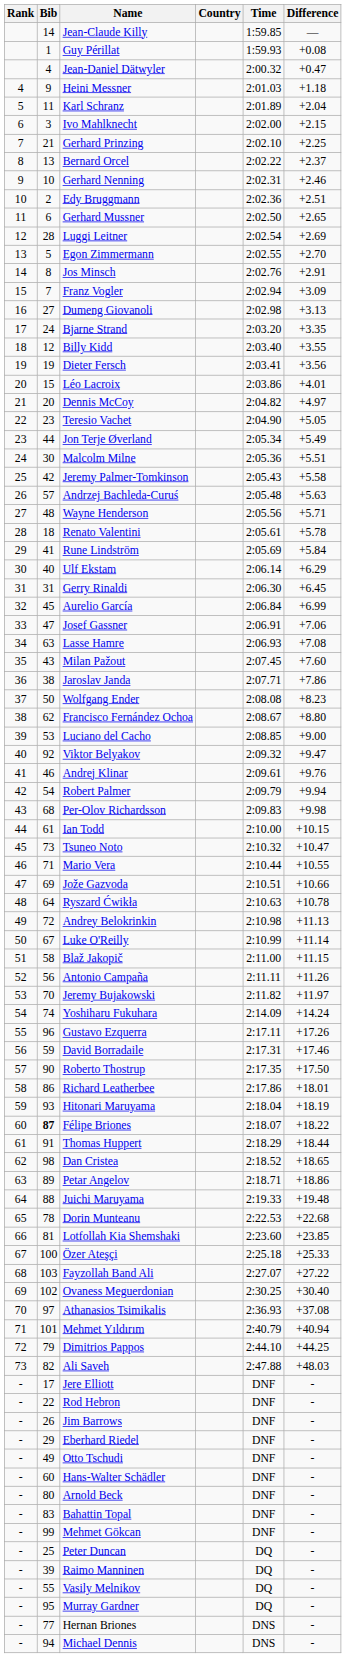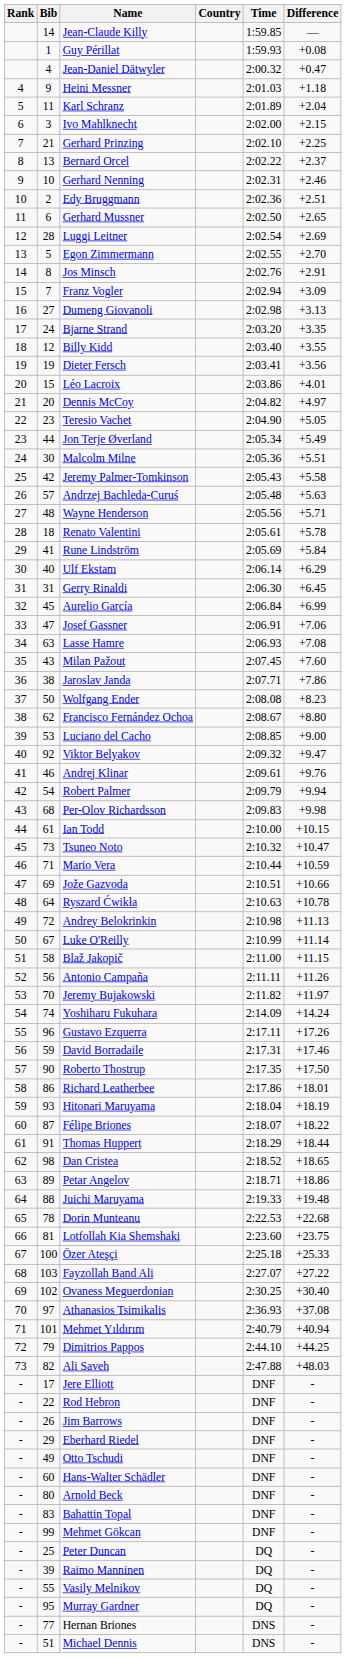(313, 865) +10.55 -> (313, 865) +10.59
(48, 1125) bold -> (48, 1125) normal
(313, 1236) +23.85 -> (313, 1236) +23.75
(48, 1643) 94 -> (48, 1643) 51
